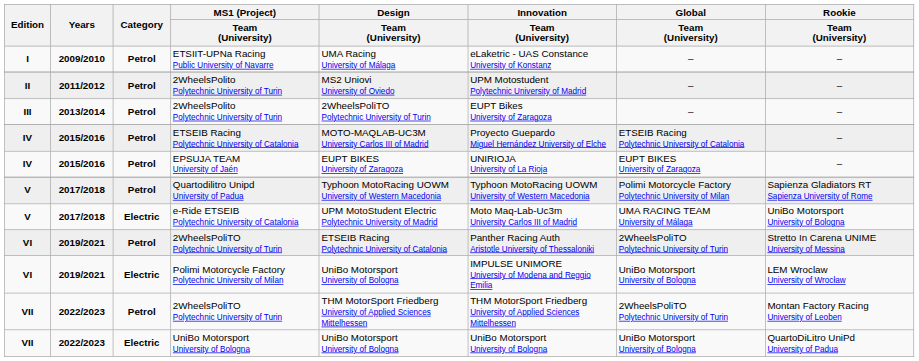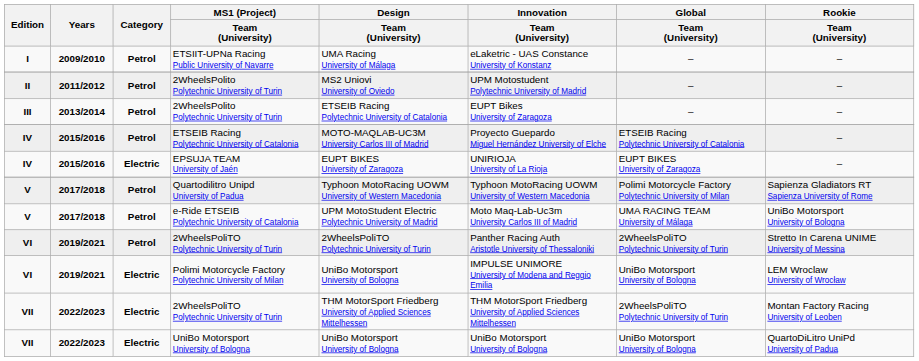(376, 111) 2WheelsPoliTO Polytechnic University of Turin -> (384, 111) ETSEIB Racing Polytechnic University of Catalonia
(142, 164) Petrol -> (142, 164) Electric
(142, 216) Electric -> (142, 216) Petrol
(384, 242) ETSEIB Racing Polytechnic University of Catalonia -> (376, 242) 2WheelsPoliTO Polytechnic University of Turin
(142, 311) Petrol -> (142, 311) Electric
